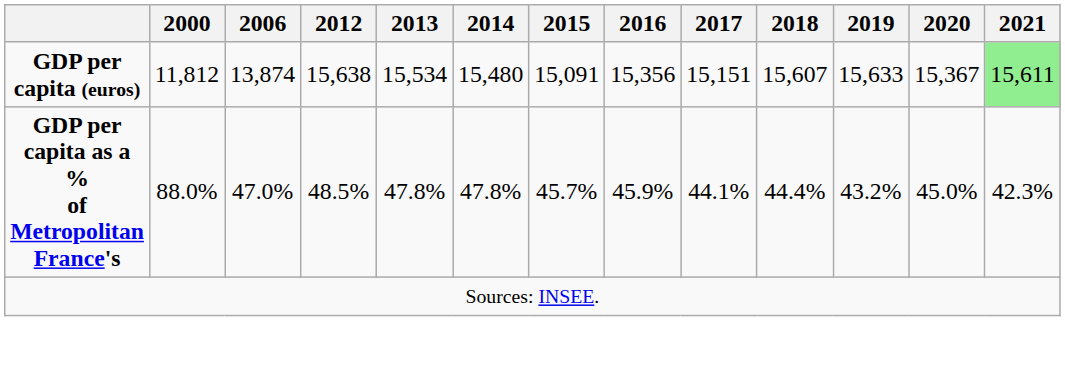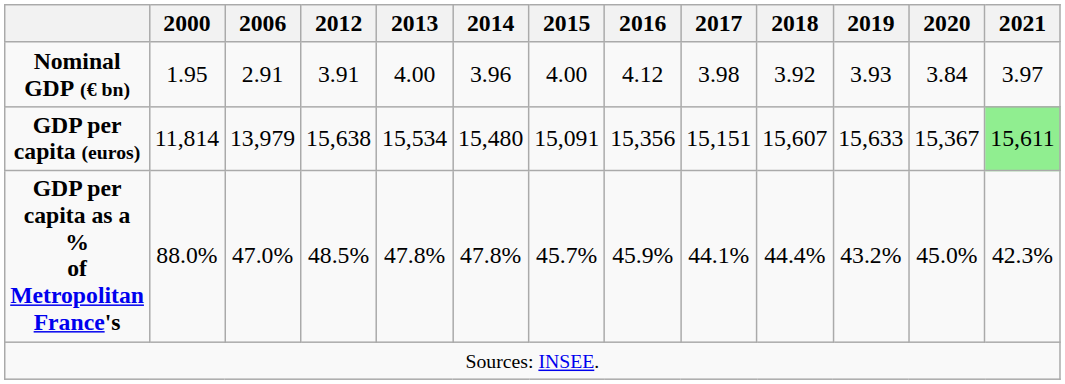+ row: (77, 74)
(187, 74) 11,812 -> (187, 138) 11,814
(263, 74) 13,874 -> (263, 138) 13,979
